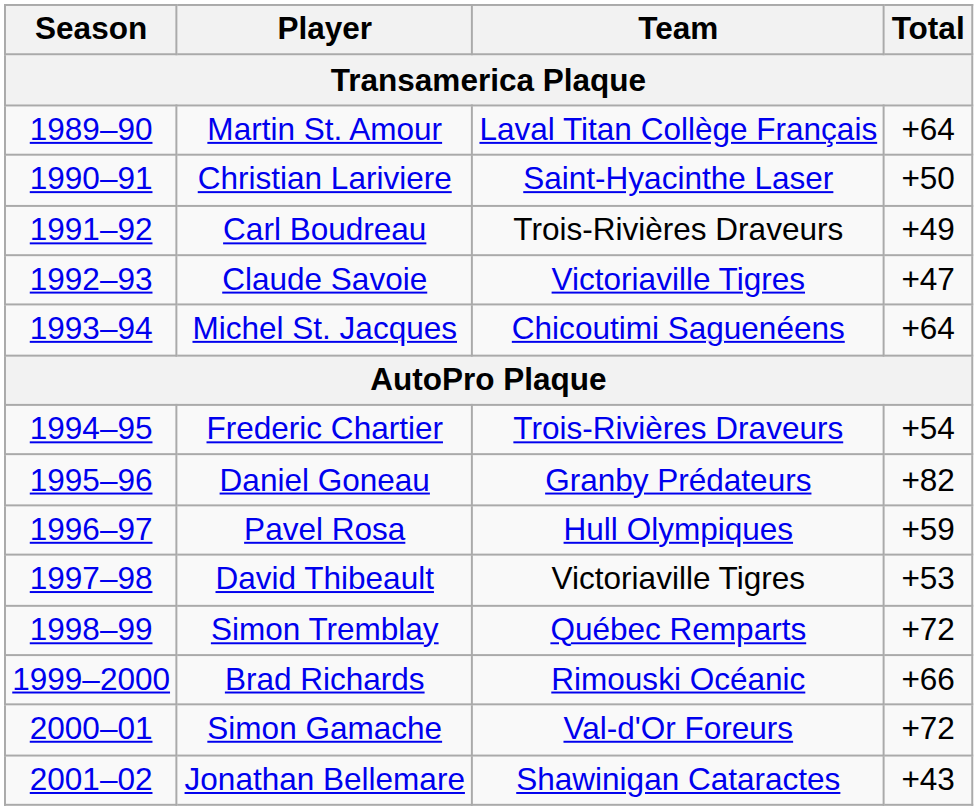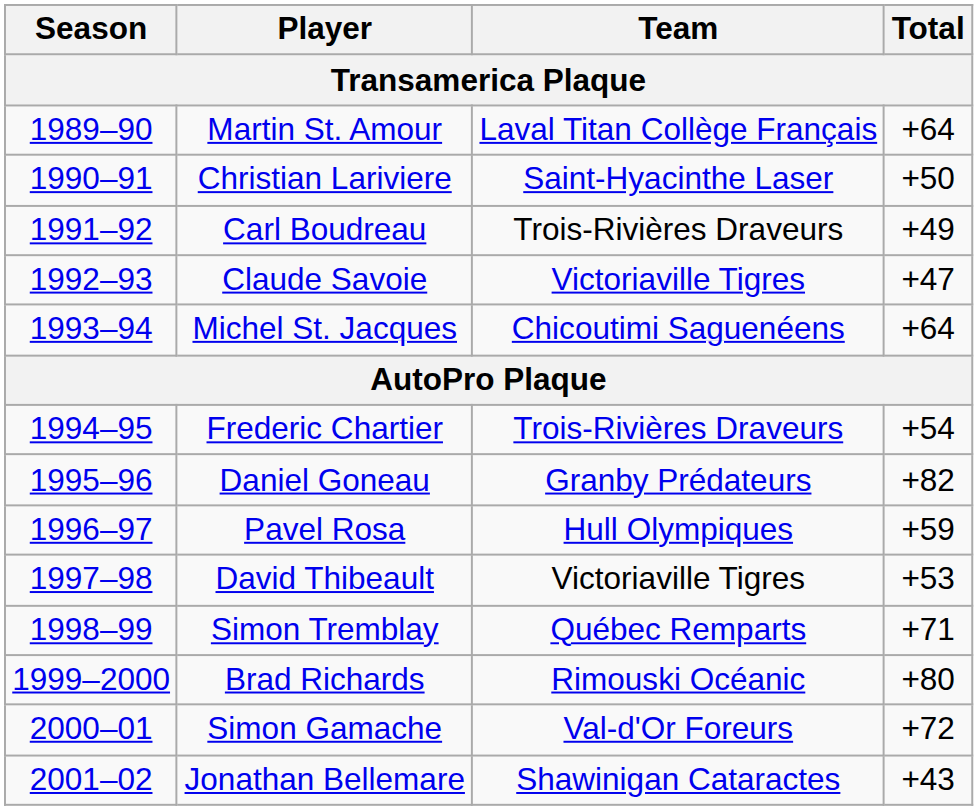(928, 629) +72 -> (928, 629) +71
(928, 679) +66 -> (928, 679) +80
